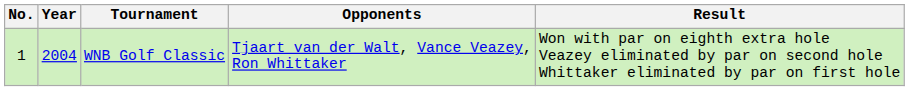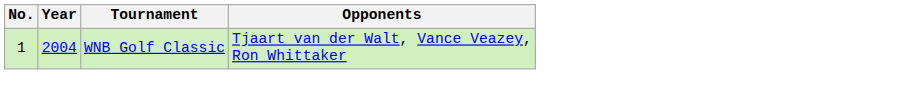- column: (720, 17)
